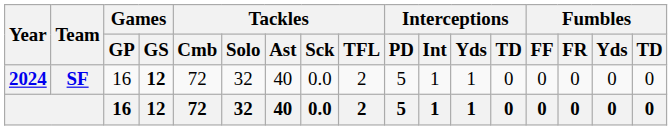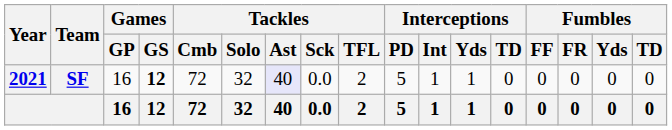(28, 79) 2024 -> (28, 79) 2021
(283, 79) no background -> (283, 79) lavender background
